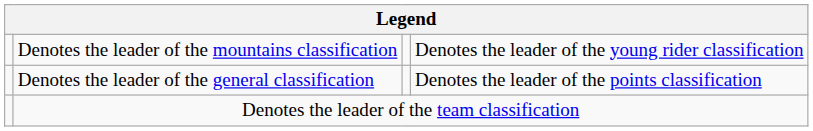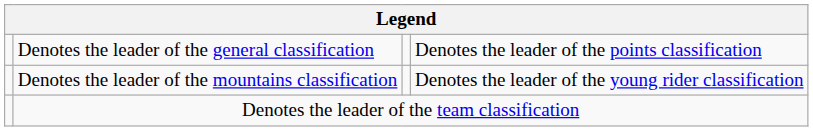rows swapped: (196, 79) <-> (208, 49)
